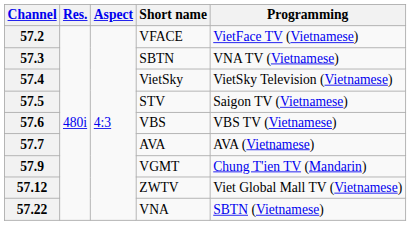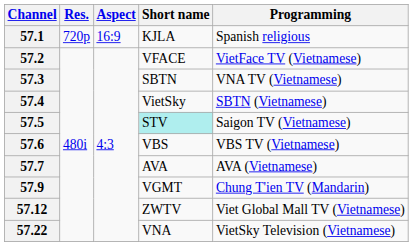+ row: (32, 36)
(303, 79) VietSky Television (Vietnamese) -> (271, 101) SBTN (Vietnamese)
(152, 101) no background -> (155, 123) paleturquoise background
(269, 209) SBTN (Vietnamese) -> (305, 230) VietSky Television (Vietnamese)
